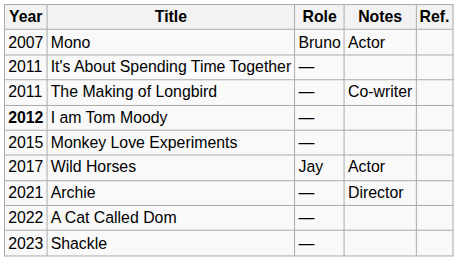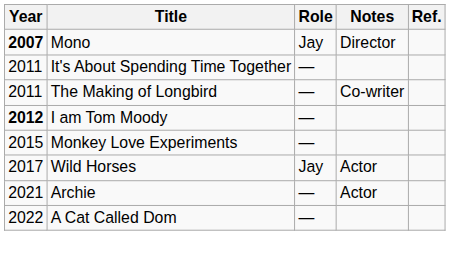(26, 42) normal -> (26, 42) bold
(320, 42) Bruno -> (311, 42) Jay
(367, 42) Actor -> (368, 42) Director
(376, 192) Director -> (359, 192) Actor
- row: (79, 243)
